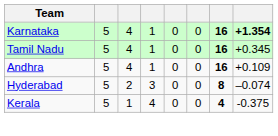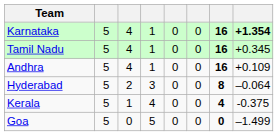(253, 85) –0.074 -> (253, 85) –0.064
+ row: (18, 121)
